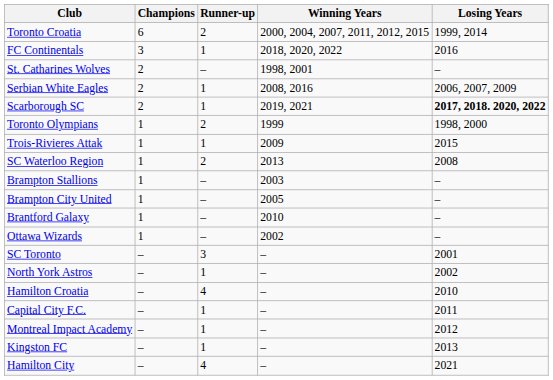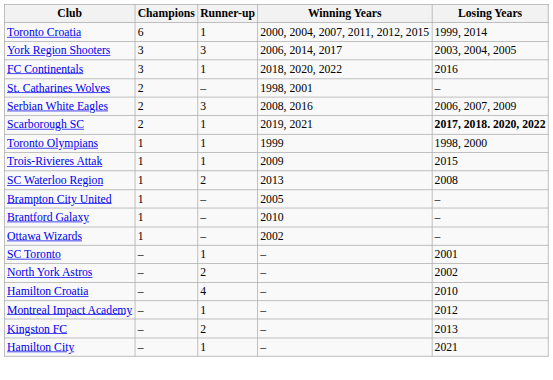(203, 32) 2 -> (203, 32) 1
+ row: (59, 50)
(203, 87) 1 -> (203, 106) 3
(203, 124) 2 -> (203, 143) 1
- row: (52, 180)
(203, 254) 3 -> (203, 254) 1
(203, 273) 1 -> (203, 273) 2
- row: (46, 310)
(203, 347) 1 -> (203, 328) 2
(203, 365) 4 -> (203, 347) 1
